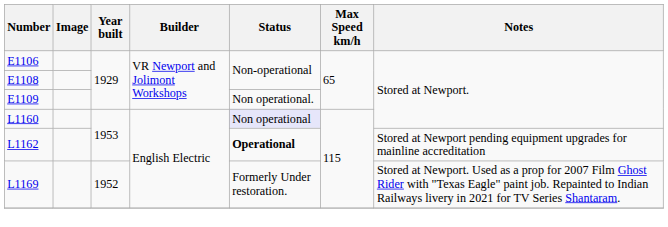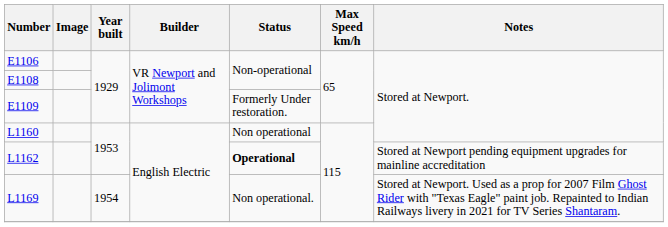(273, 99) Non operational. -> (271, 106) Formerly Under restoration.
(271, 118) lavender background -> (271, 132) no background
(106, 184) 1952 -> (106, 198) 1954
(271, 184) Formerly Under restoration. -> (273, 198) Non operational.
